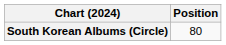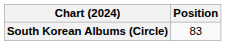(196, 31) 80 -> (196, 31) 83
